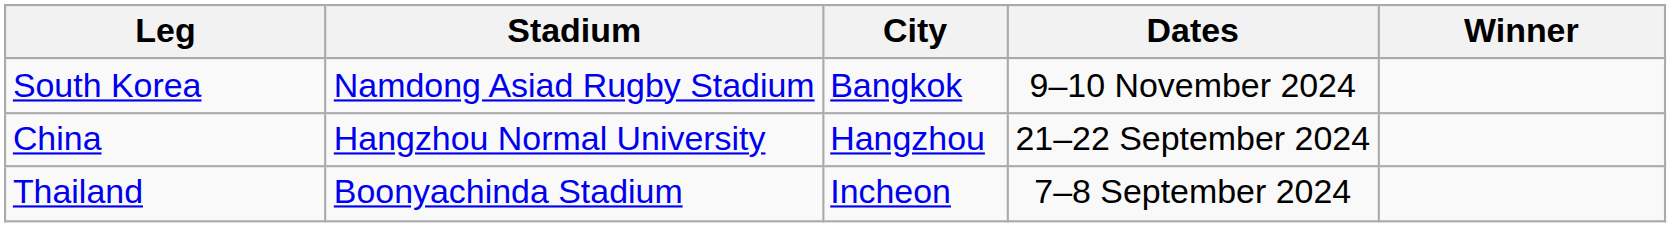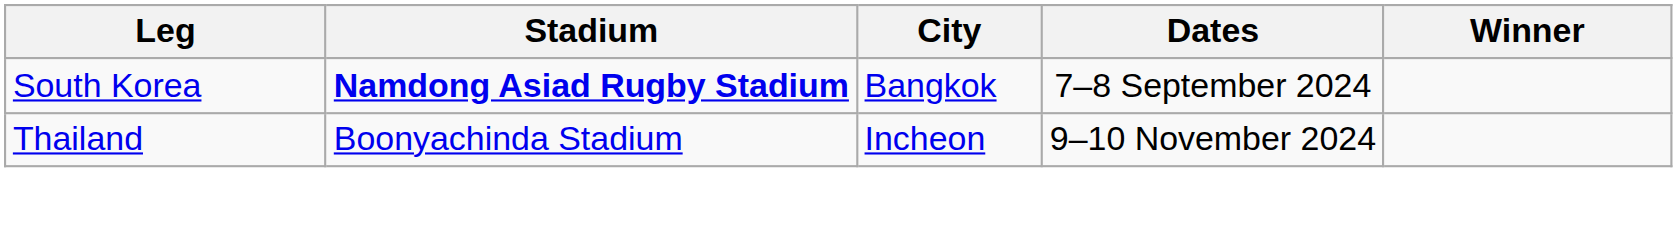(574, 85) normal -> (591, 85) bold
(1193, 85) 9–10 November 2024 -> (1213, 85) 7–8 September 2024
- row: (57, 138)
(1193, 192) 7–8 September 2024 -> (1213, 138) 9–10 November 2024
